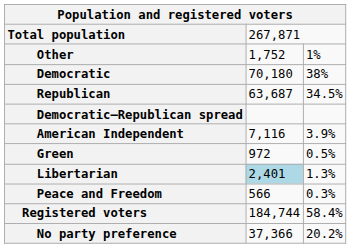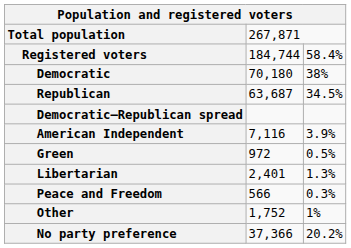rows swapped: (77, 214) <-> (40, 54)
(267, 174) lightblue background -> (267, 174) no background
